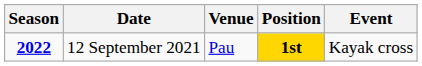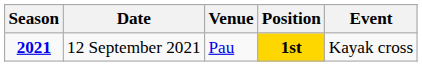(34, 47) 2022 -> (34, 47) 2021
